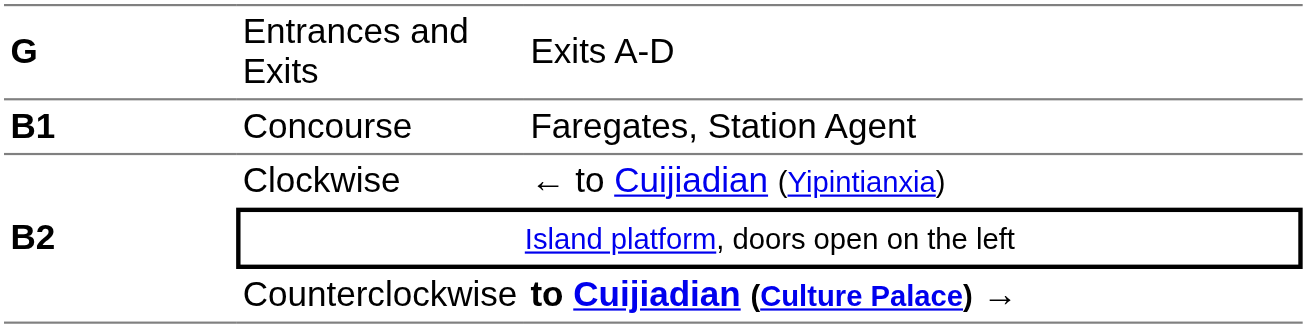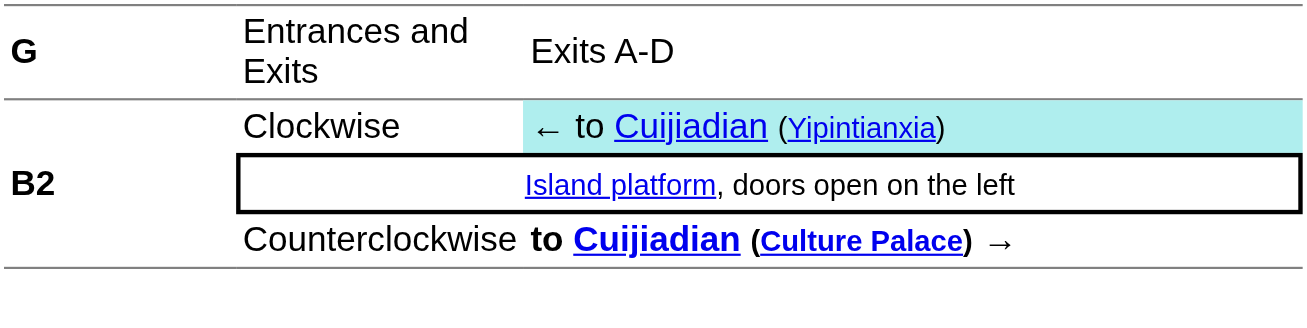- row: (327, 126)
(738, 180) no background -> (738, 126) paleturquoise background
